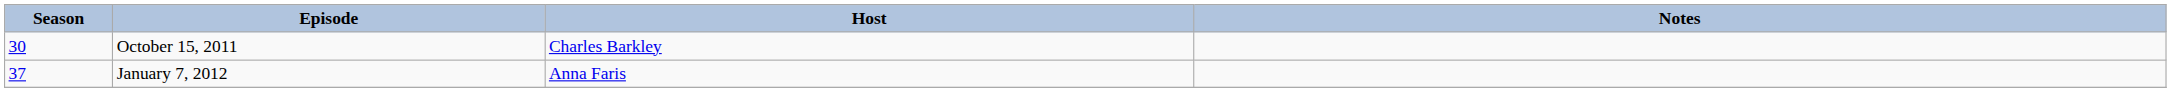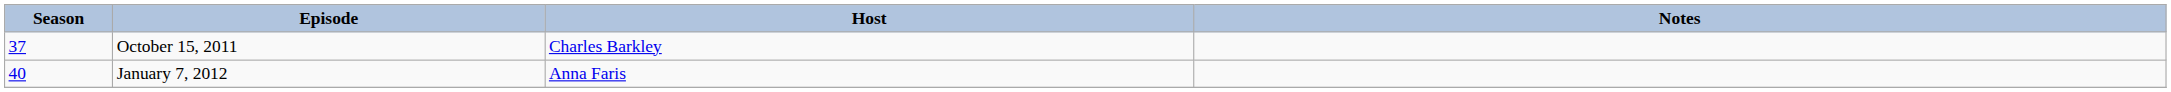(17, 45) 30 -> (17, 45) 37
(17, 73) 37 -> (17, 73) 40
